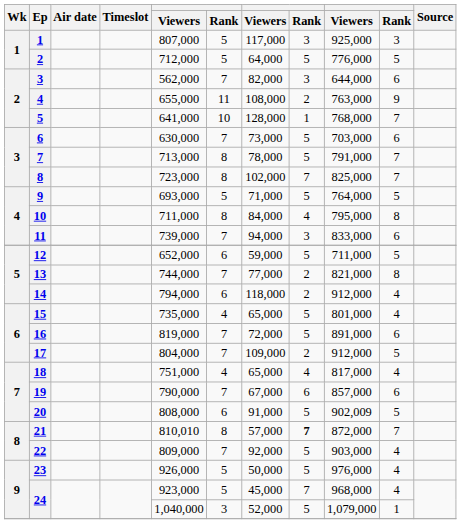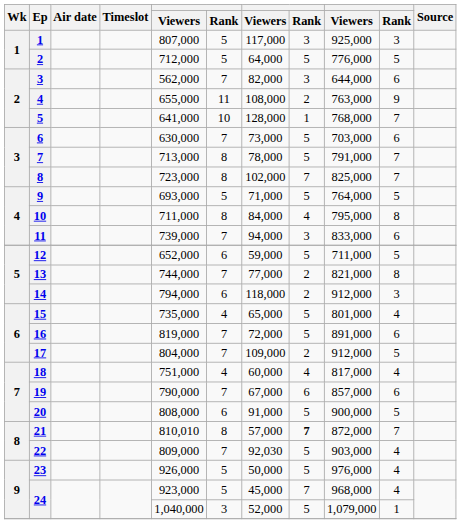(397, 294) 4 -> (397, 294) 3
(265, 373) 65,000 -> (265, 373) 60,000
(352, 412) 902,009 -> (352, 412) 900,000
(265, 451) 92,000 -> (265, 451) 92,030
